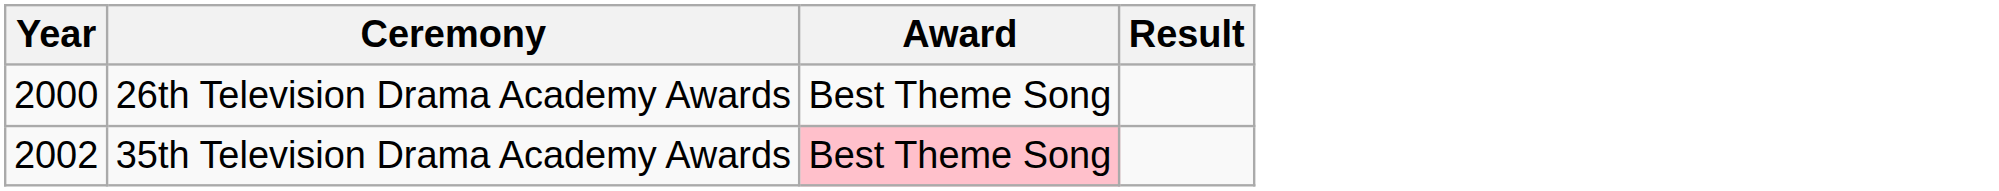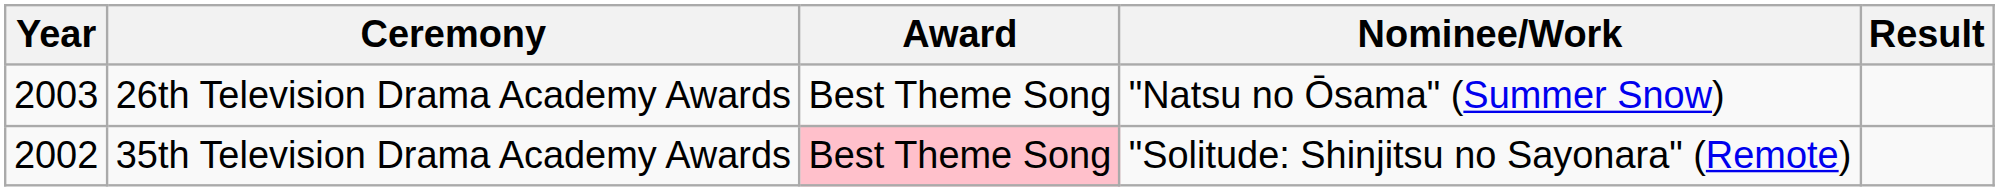+ column: (1490, 34)
(56, 94) 2000 -> (56, 94) 2003
